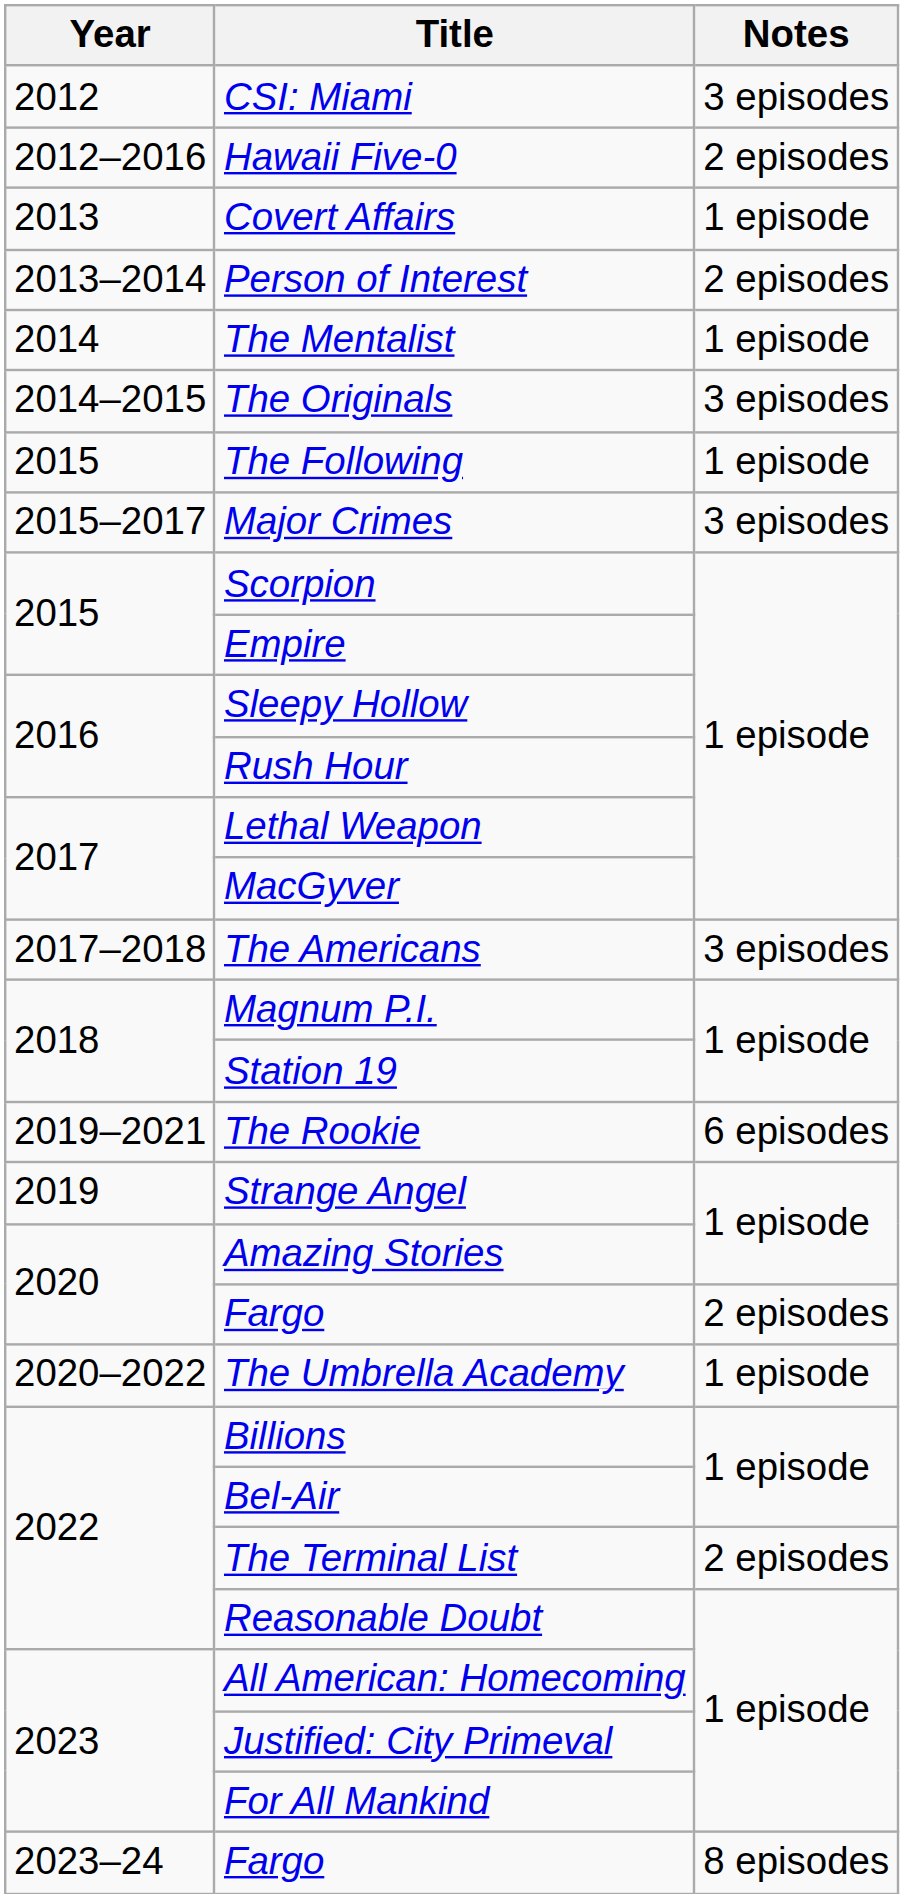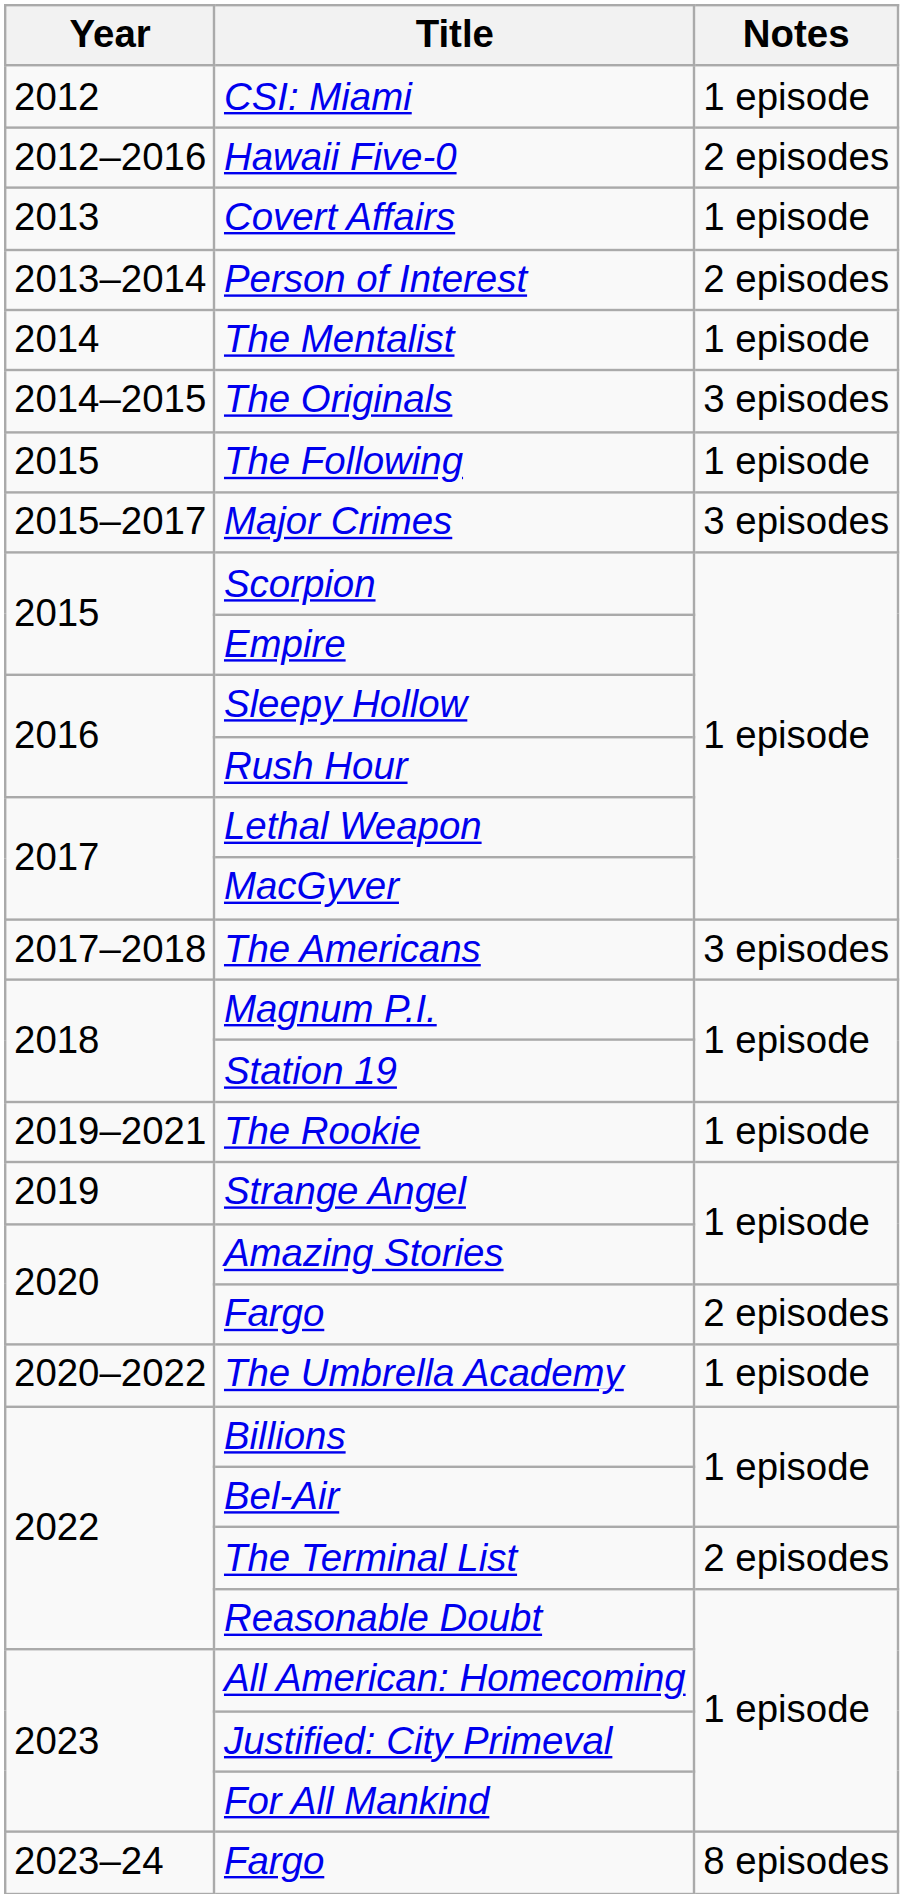(796, 95) 3 episodes -> (787, 95) 1 episode
(796, 1131) 6 episodes -> (787, 1131) 1 episode
